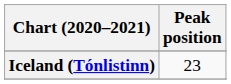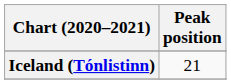(192, 65) 23 -> (192, 65) 21
